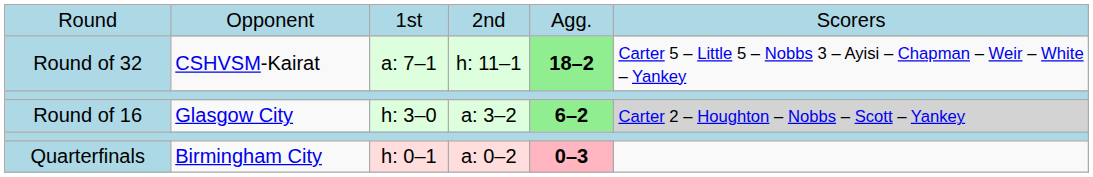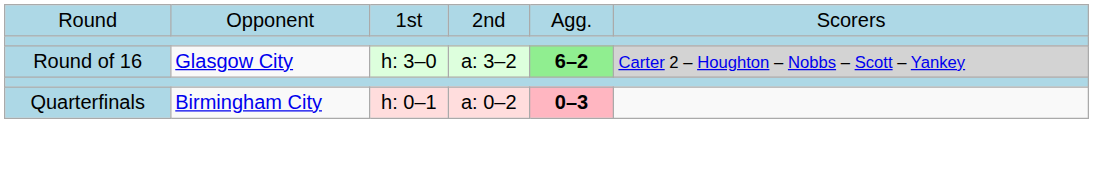- row: (88, 63)
